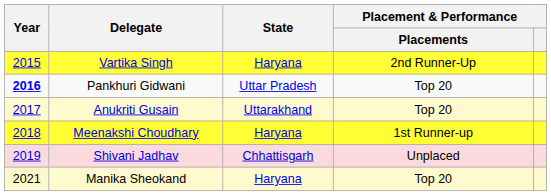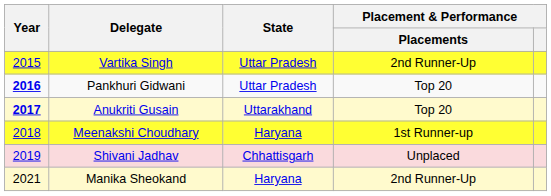(278, 63) Haryana -> (278, 63) Uttar Pradesh
(27, 110) normal -> (27, 110) bold
(433, 179) Top 20 -> (433, 179) 2nd Runner-Up
